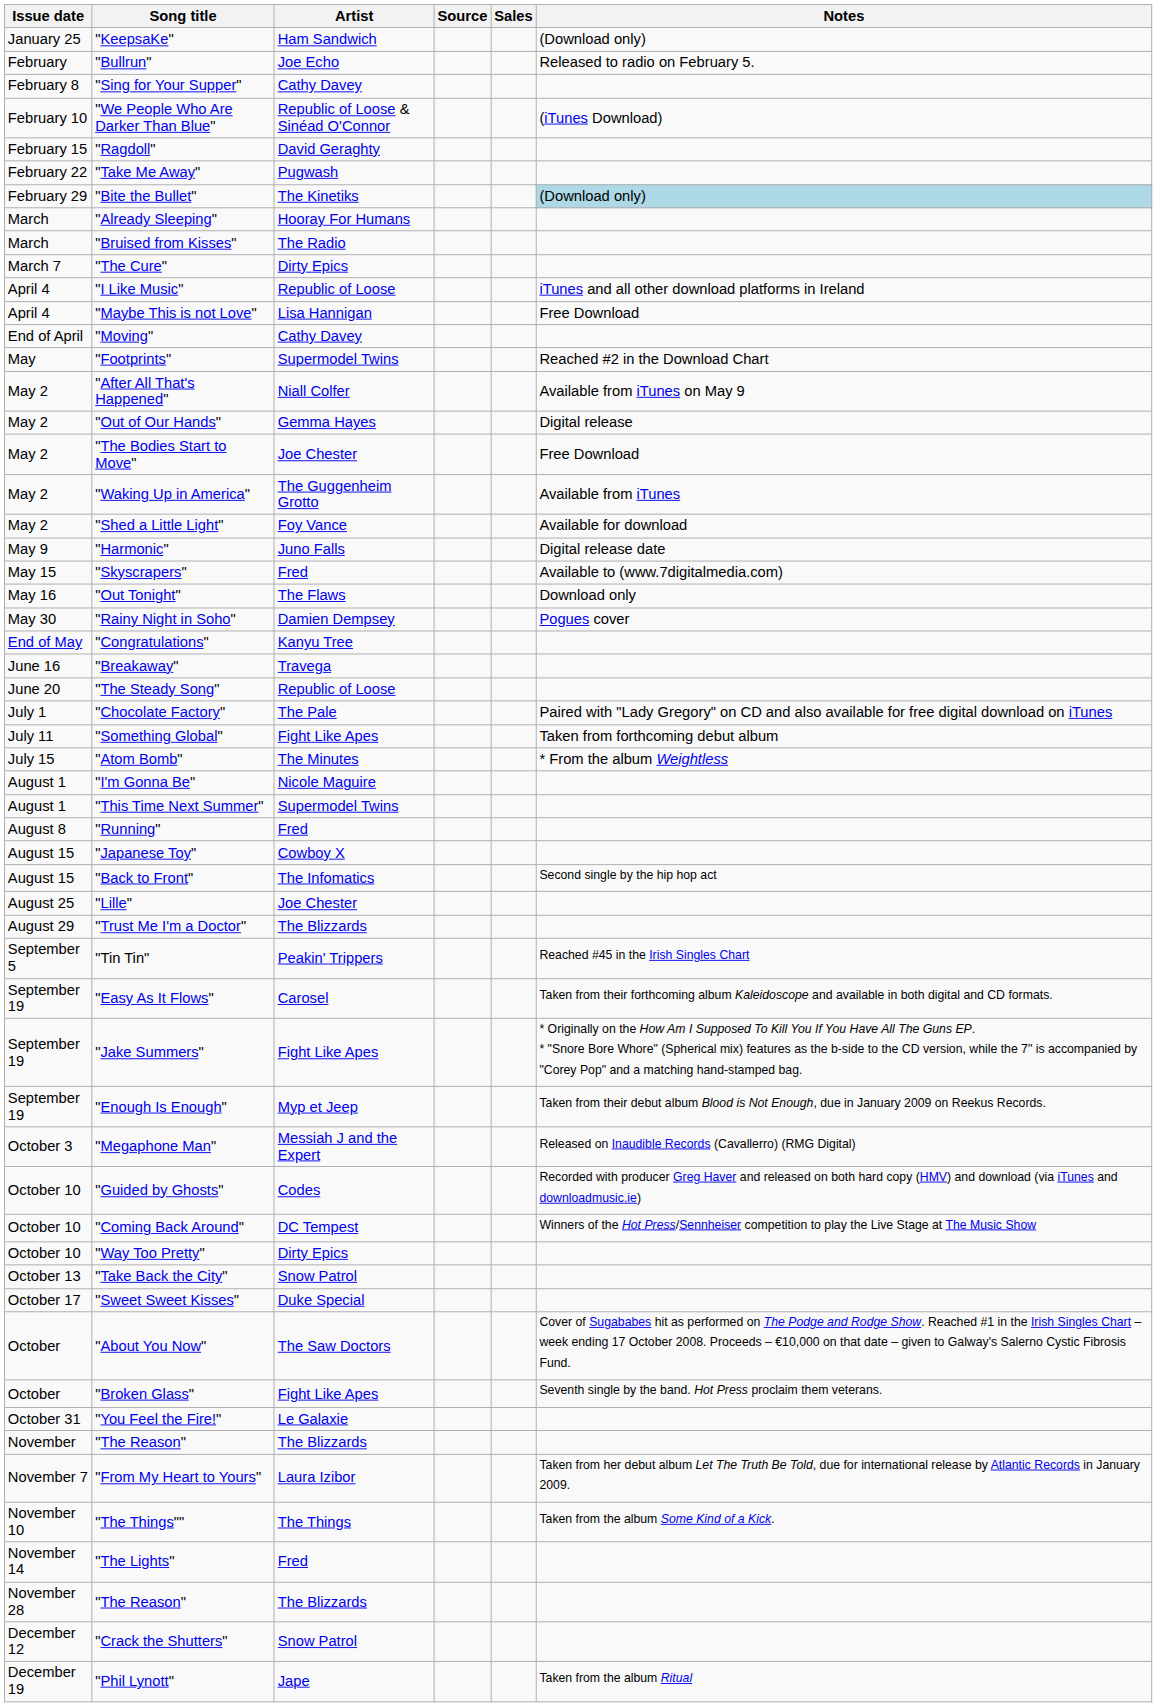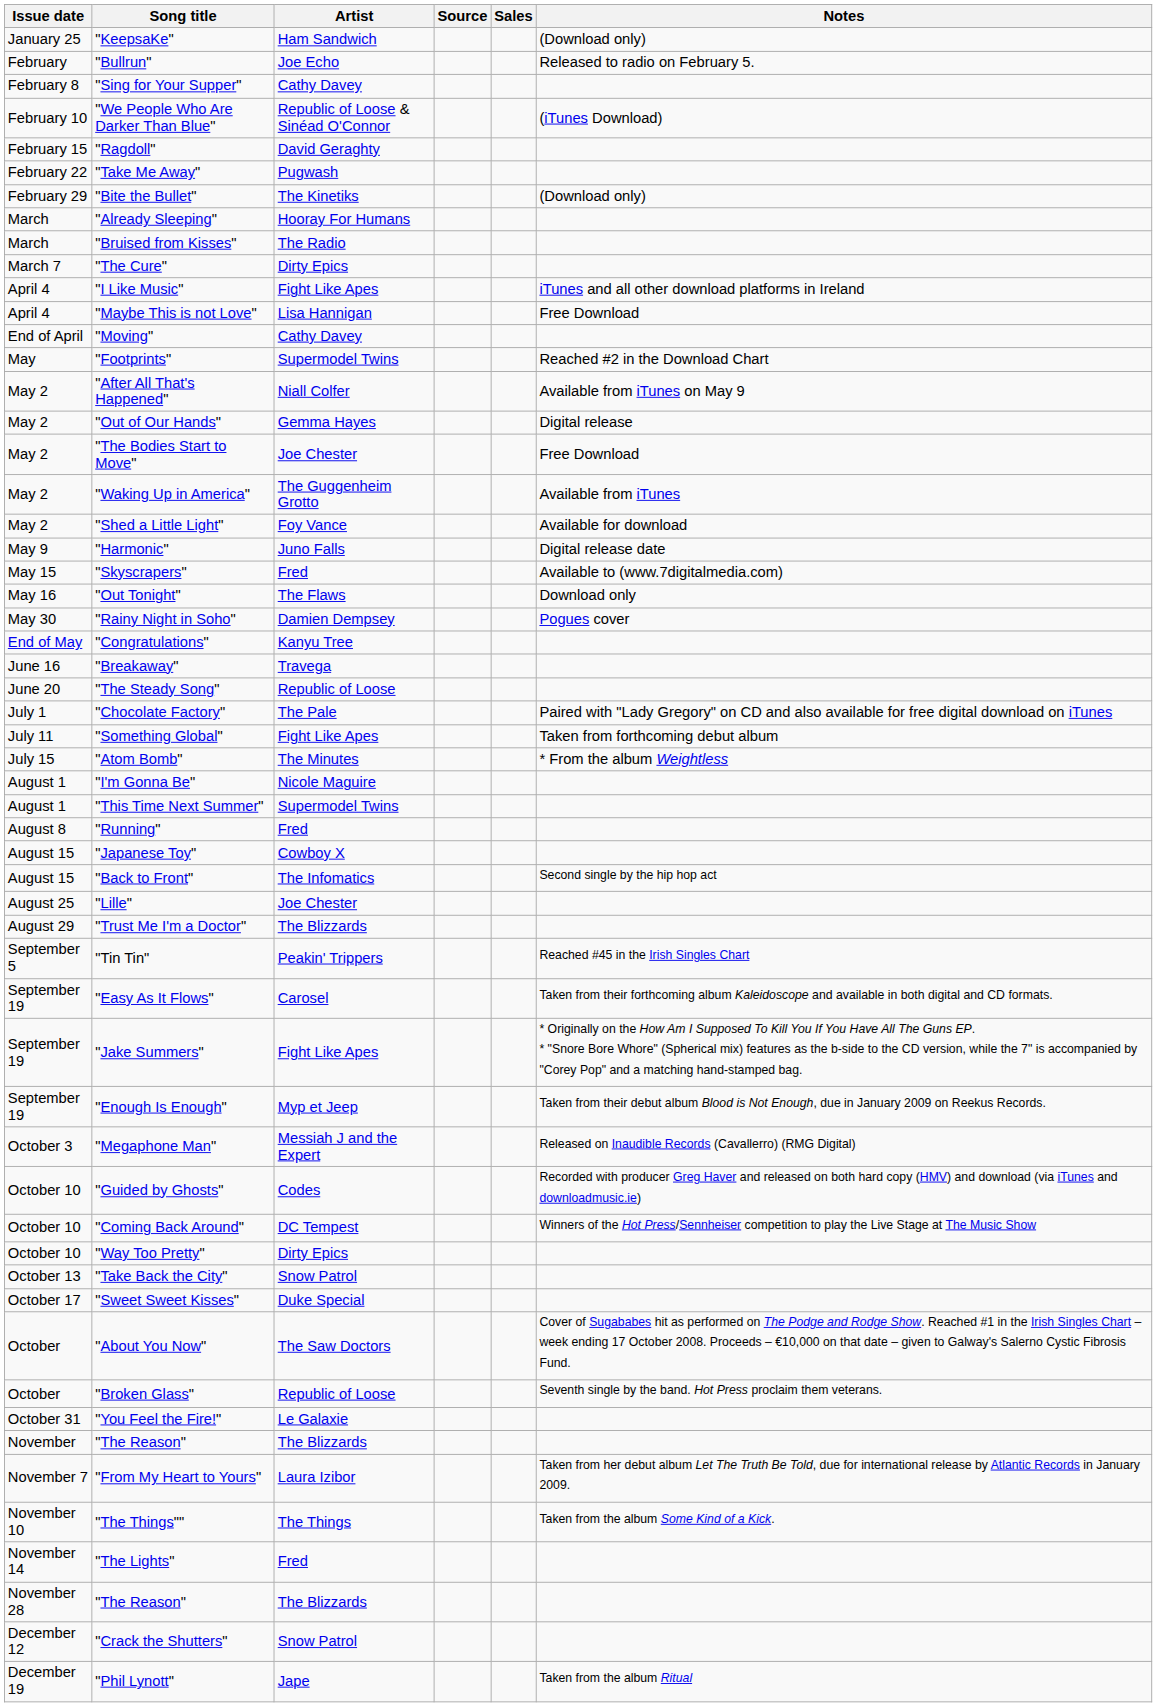(593, 196) lightblue background -> (593, 196) no background
(337, 289) Republic of Loose -> (328, 289) Fight Like Apes
(328, 1393) Fight Like Apes -> (337, 1393) Republic of Loose
